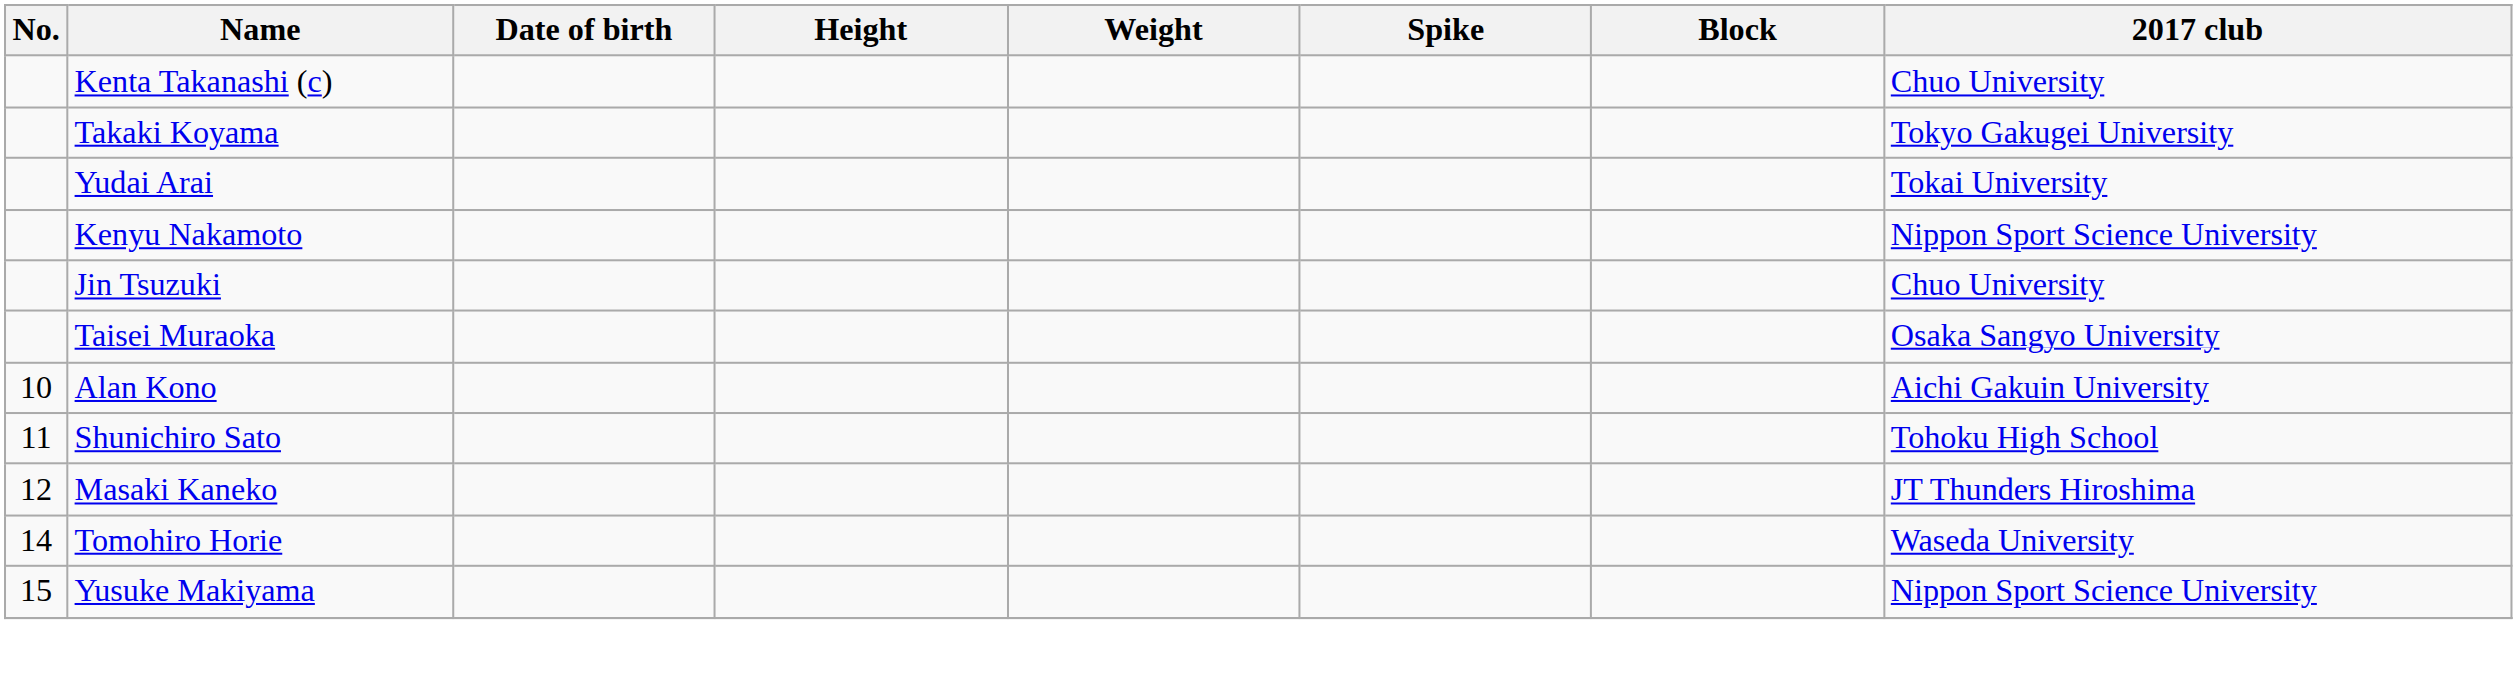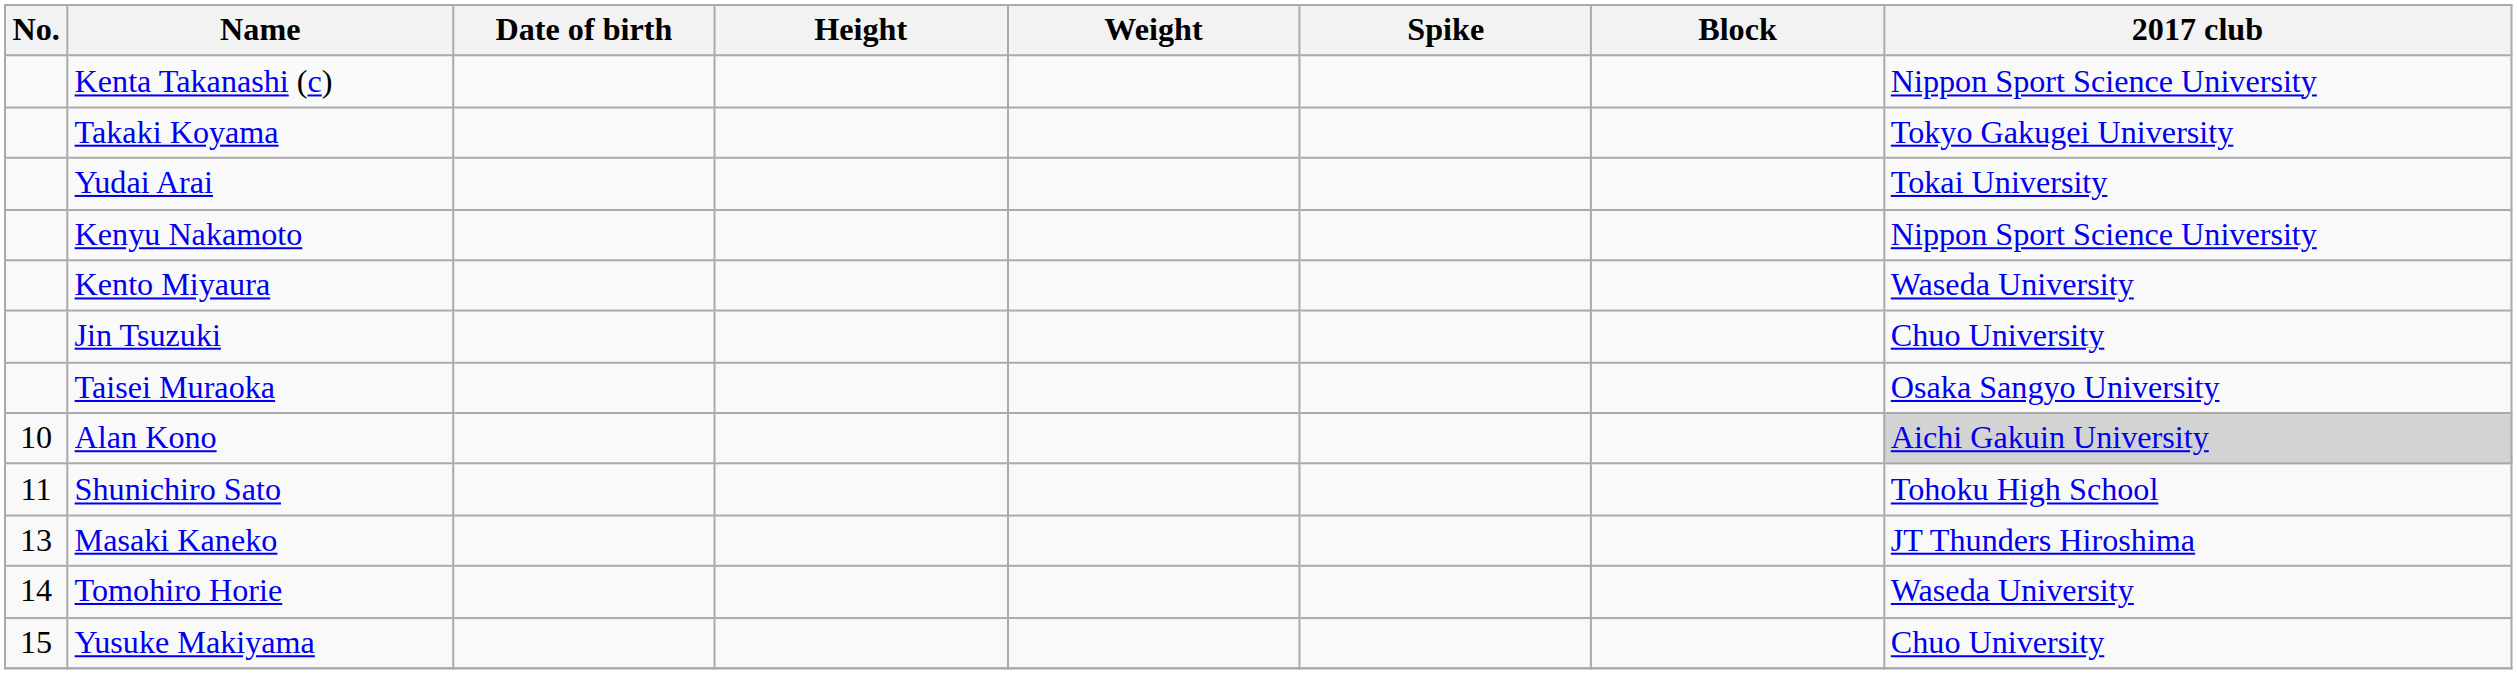(1998, 81) Chuo University -> (2104, 81) Nippon Sport Science University
+ row: (172, 285)
(2050, 387) no background -> (2050, 438) lightgrey background
(36, 489) 12 -> (36, 540) 13
(2104, 591) Nippon Sport Science University -> (1998, 642) Chuo University
